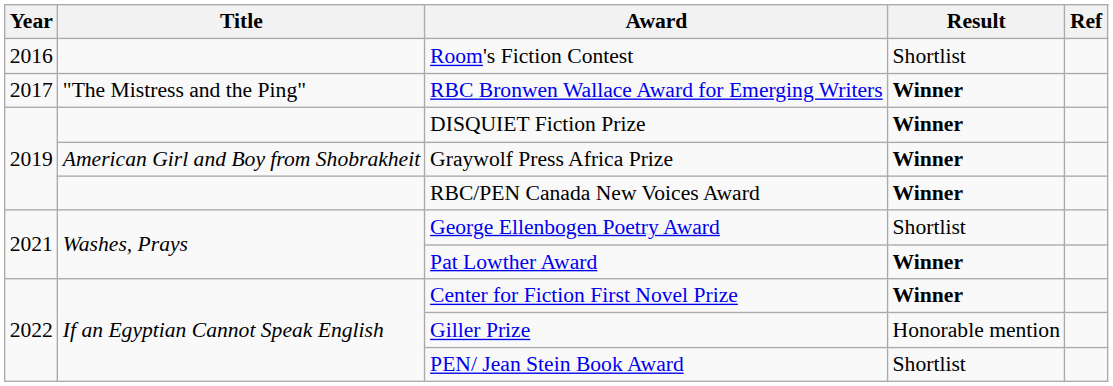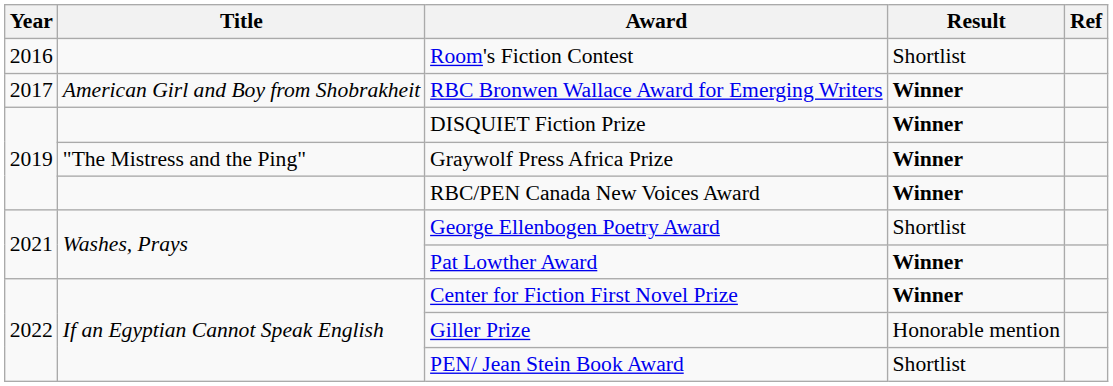(184, 90) "The Mistress and the Ping" -> (241, 90) American Girl and Boy from Shobrakheit
(241, 158) American Girl and Boy from Shobrakheit -> (184, 158) "The Mistress and the Ping"
